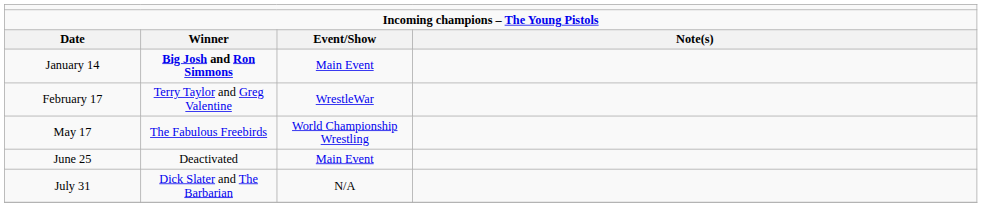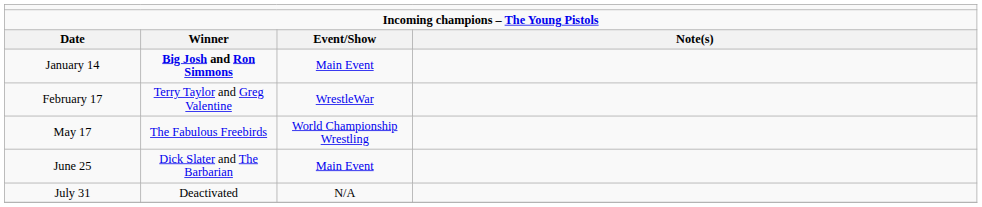(209, 159) Deactivated -> (209, 166) Dick Slater and The Barbarian
(209, 185) Dick Slater and The Barbarian -> (209, 192) Deactivated
